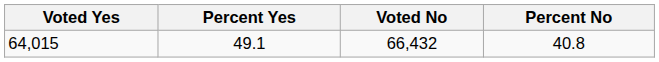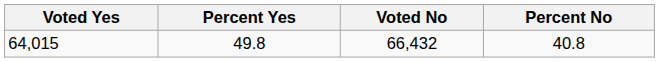(249, 43) 49.1 -> (249, 43) 49.8
